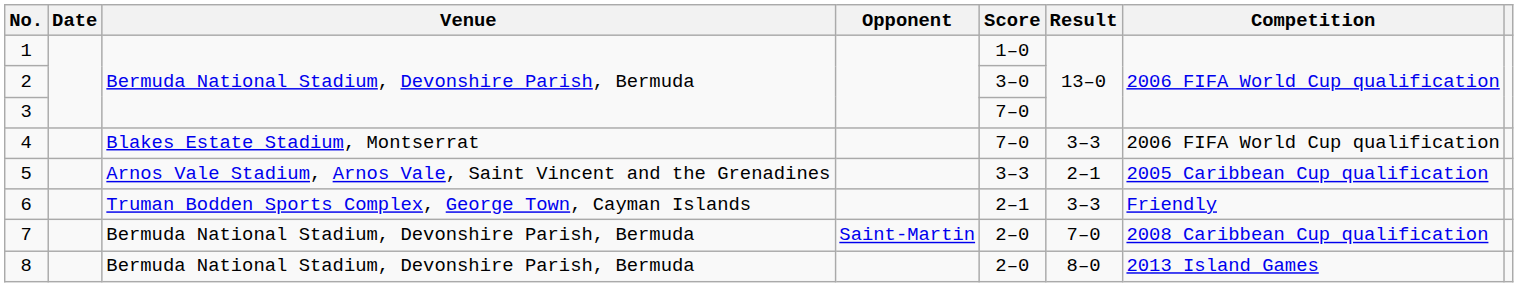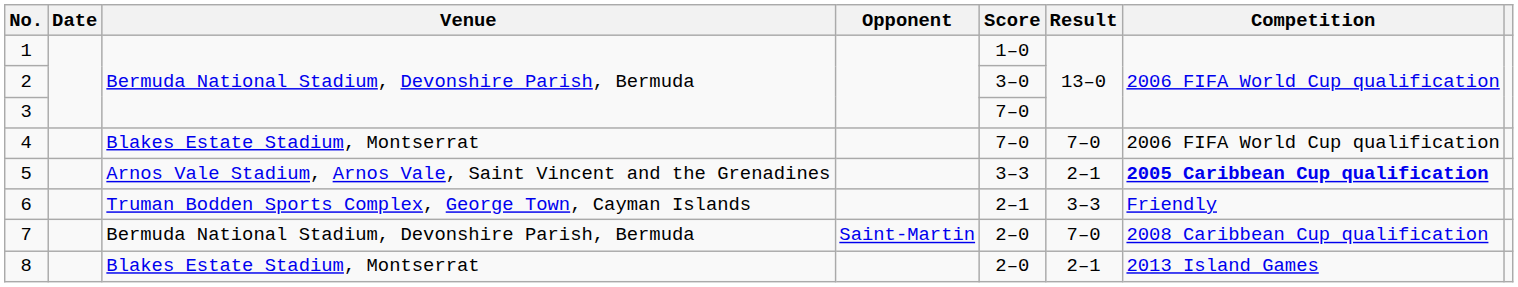(1084, 143) 3–3 -> (1084, 143) 7–0
(1307, 174) normal -> (1307, 174) bold
(400, 266) Bermuda National Stadium, Devonshire Parish, Bermuda -> (293, 266) Blakes Estate Stadium, Montserrat
(1084, 266) 8–0 -> (1084, 266) 2–1
